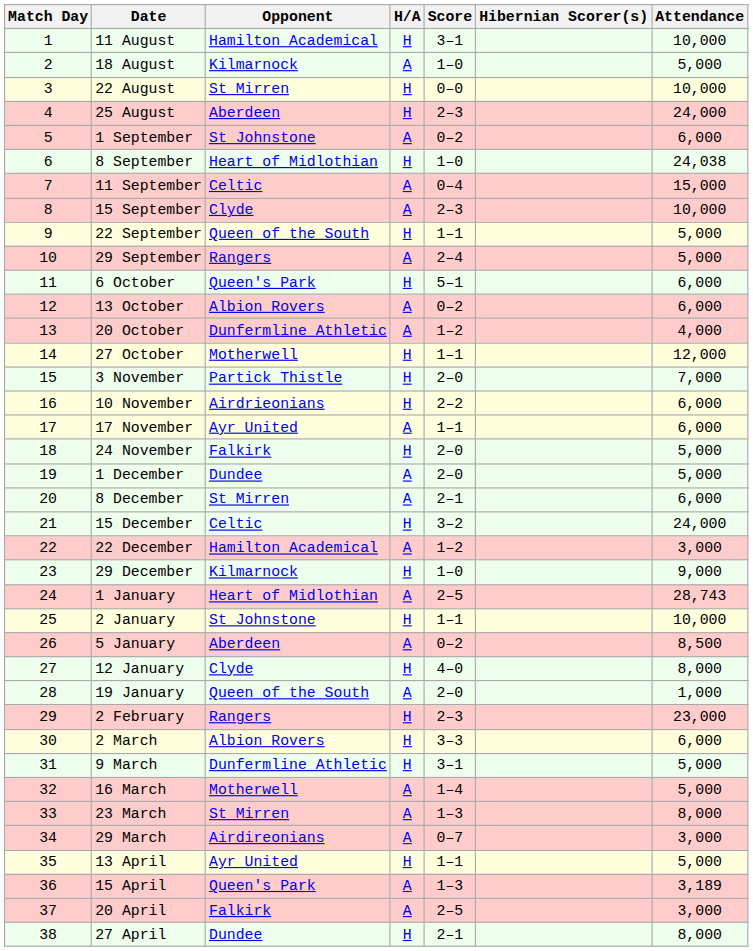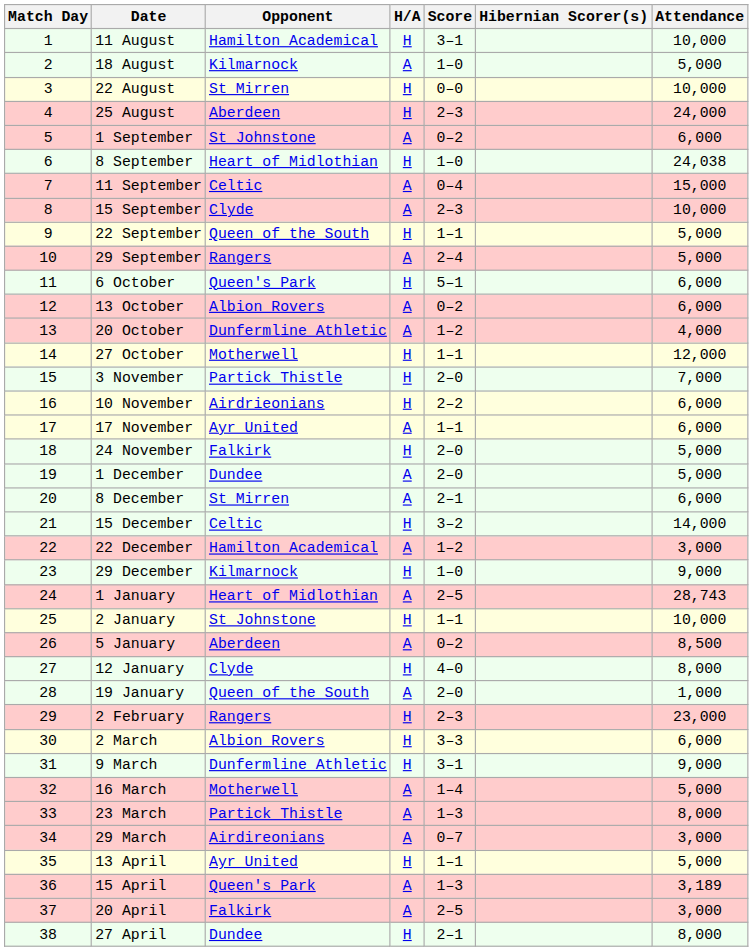(700, 524) 24,000 -> (700, 524) 14,000
(700, 765) 5,000 -> (700, 765) 9,000
(249, 814) St Mirren -> (276, 814) Partick Thistle
